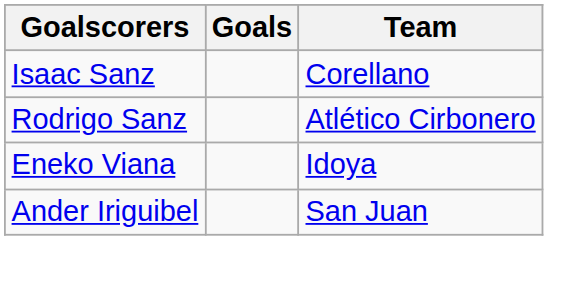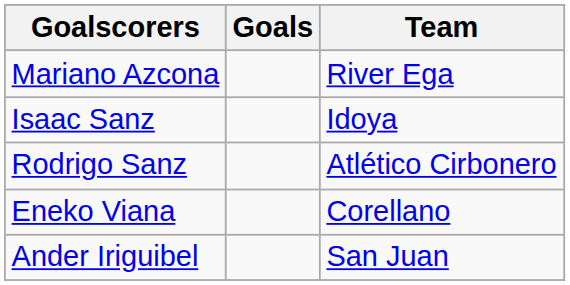+ row: (115, 73)
(367, 73) Corellano -> (362, 119) Idoya
(341, 165) Idoya -> (388, 211) Corellano
